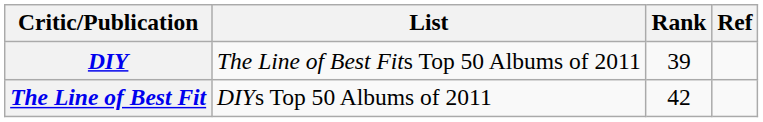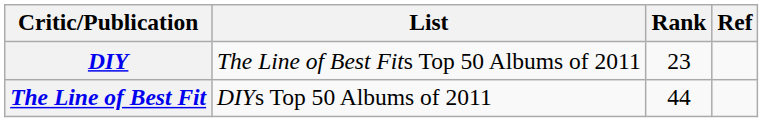(679, 60) 39 -> (679, 60) 23
(679, 97) 42 -> (679, 97) 44
